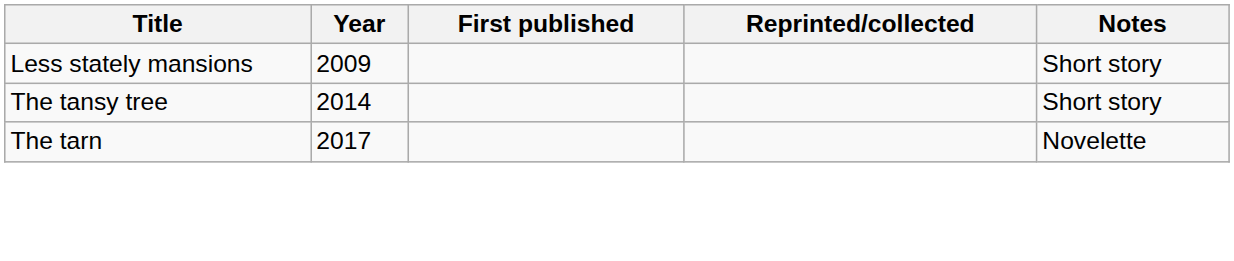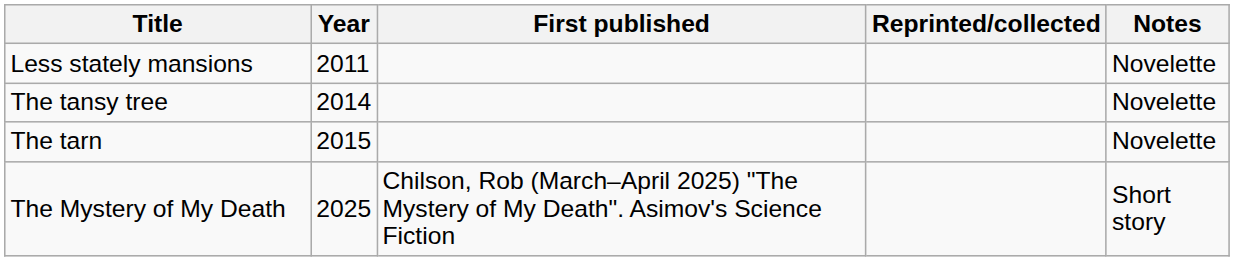(344, 63) 2009 -> (343, 63) 2011
(1102, 63) Short story -> (1164, 63) Novelette
(1102, 102) Short story -> (1164, 102) Novelette
(344, 141) 2017 -> (344, 141) 2015
+ row: (148, 208)
